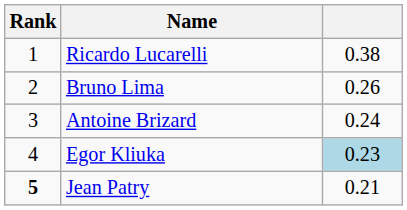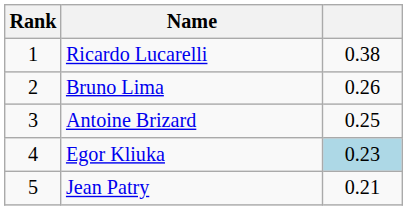(362, 121) 0.24 -> (362, 121) 0.25
(33, 187) bold -> (33, 187) normal
